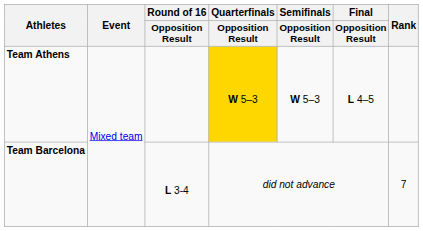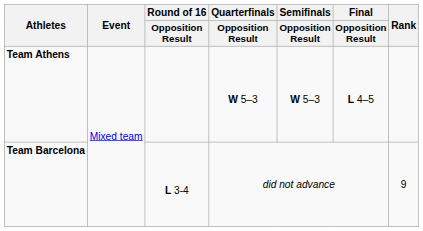(243, 100) gold background -> (243, 100) no background
(404, 185) 7 -> (404, 185) 9
